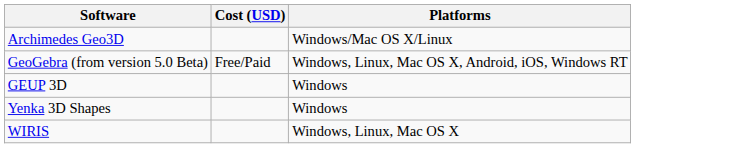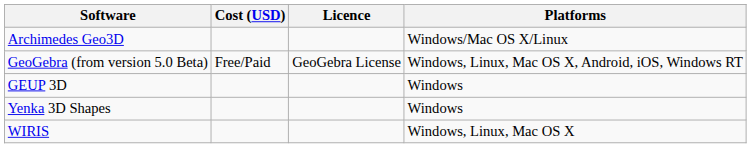+ column: (347, 16)
